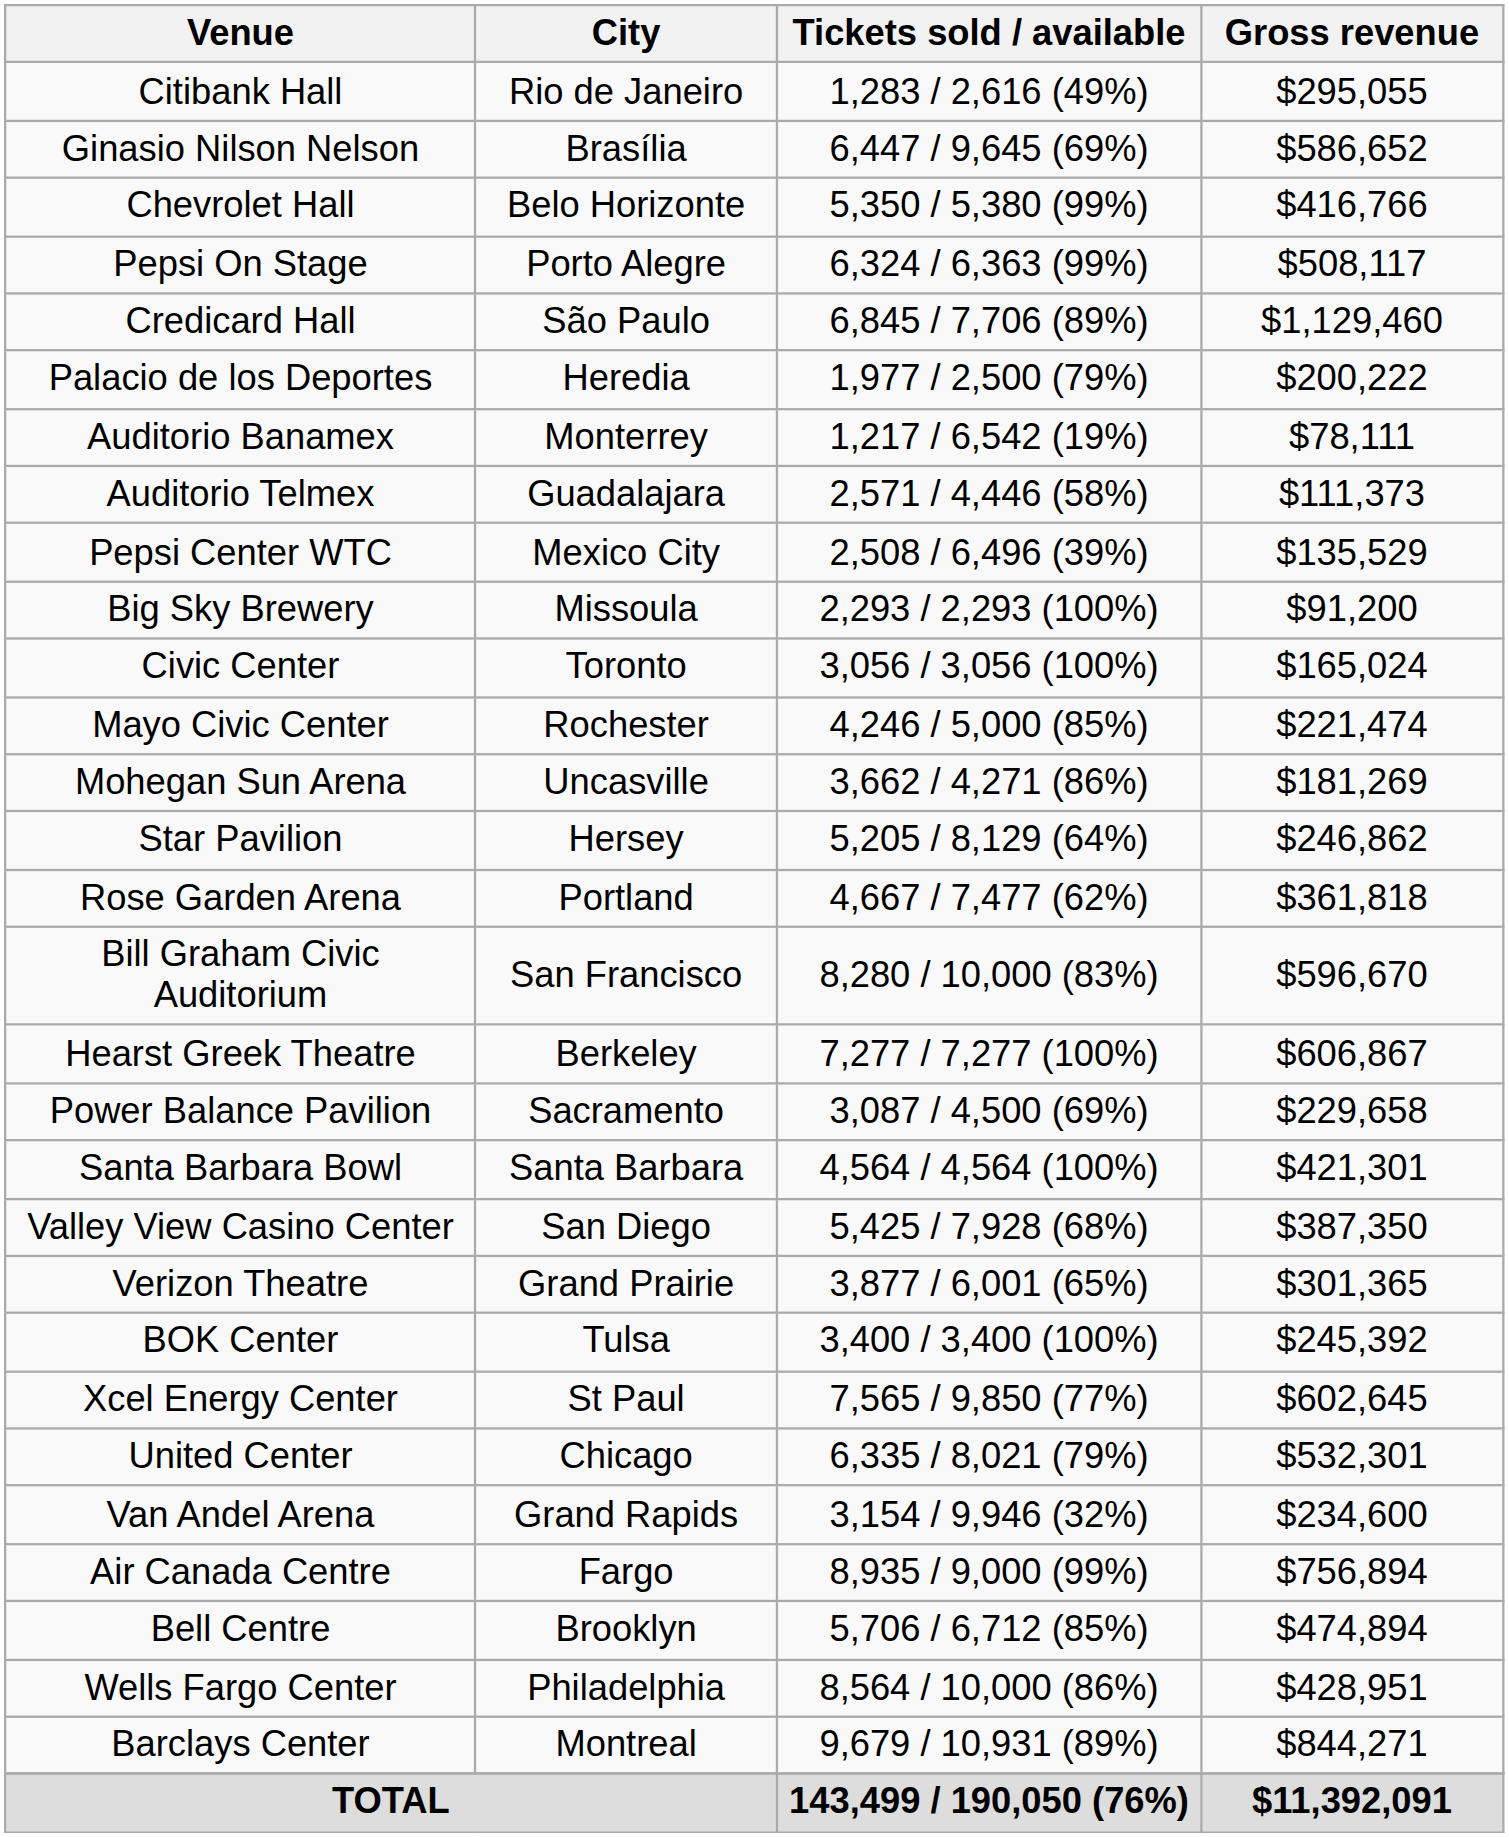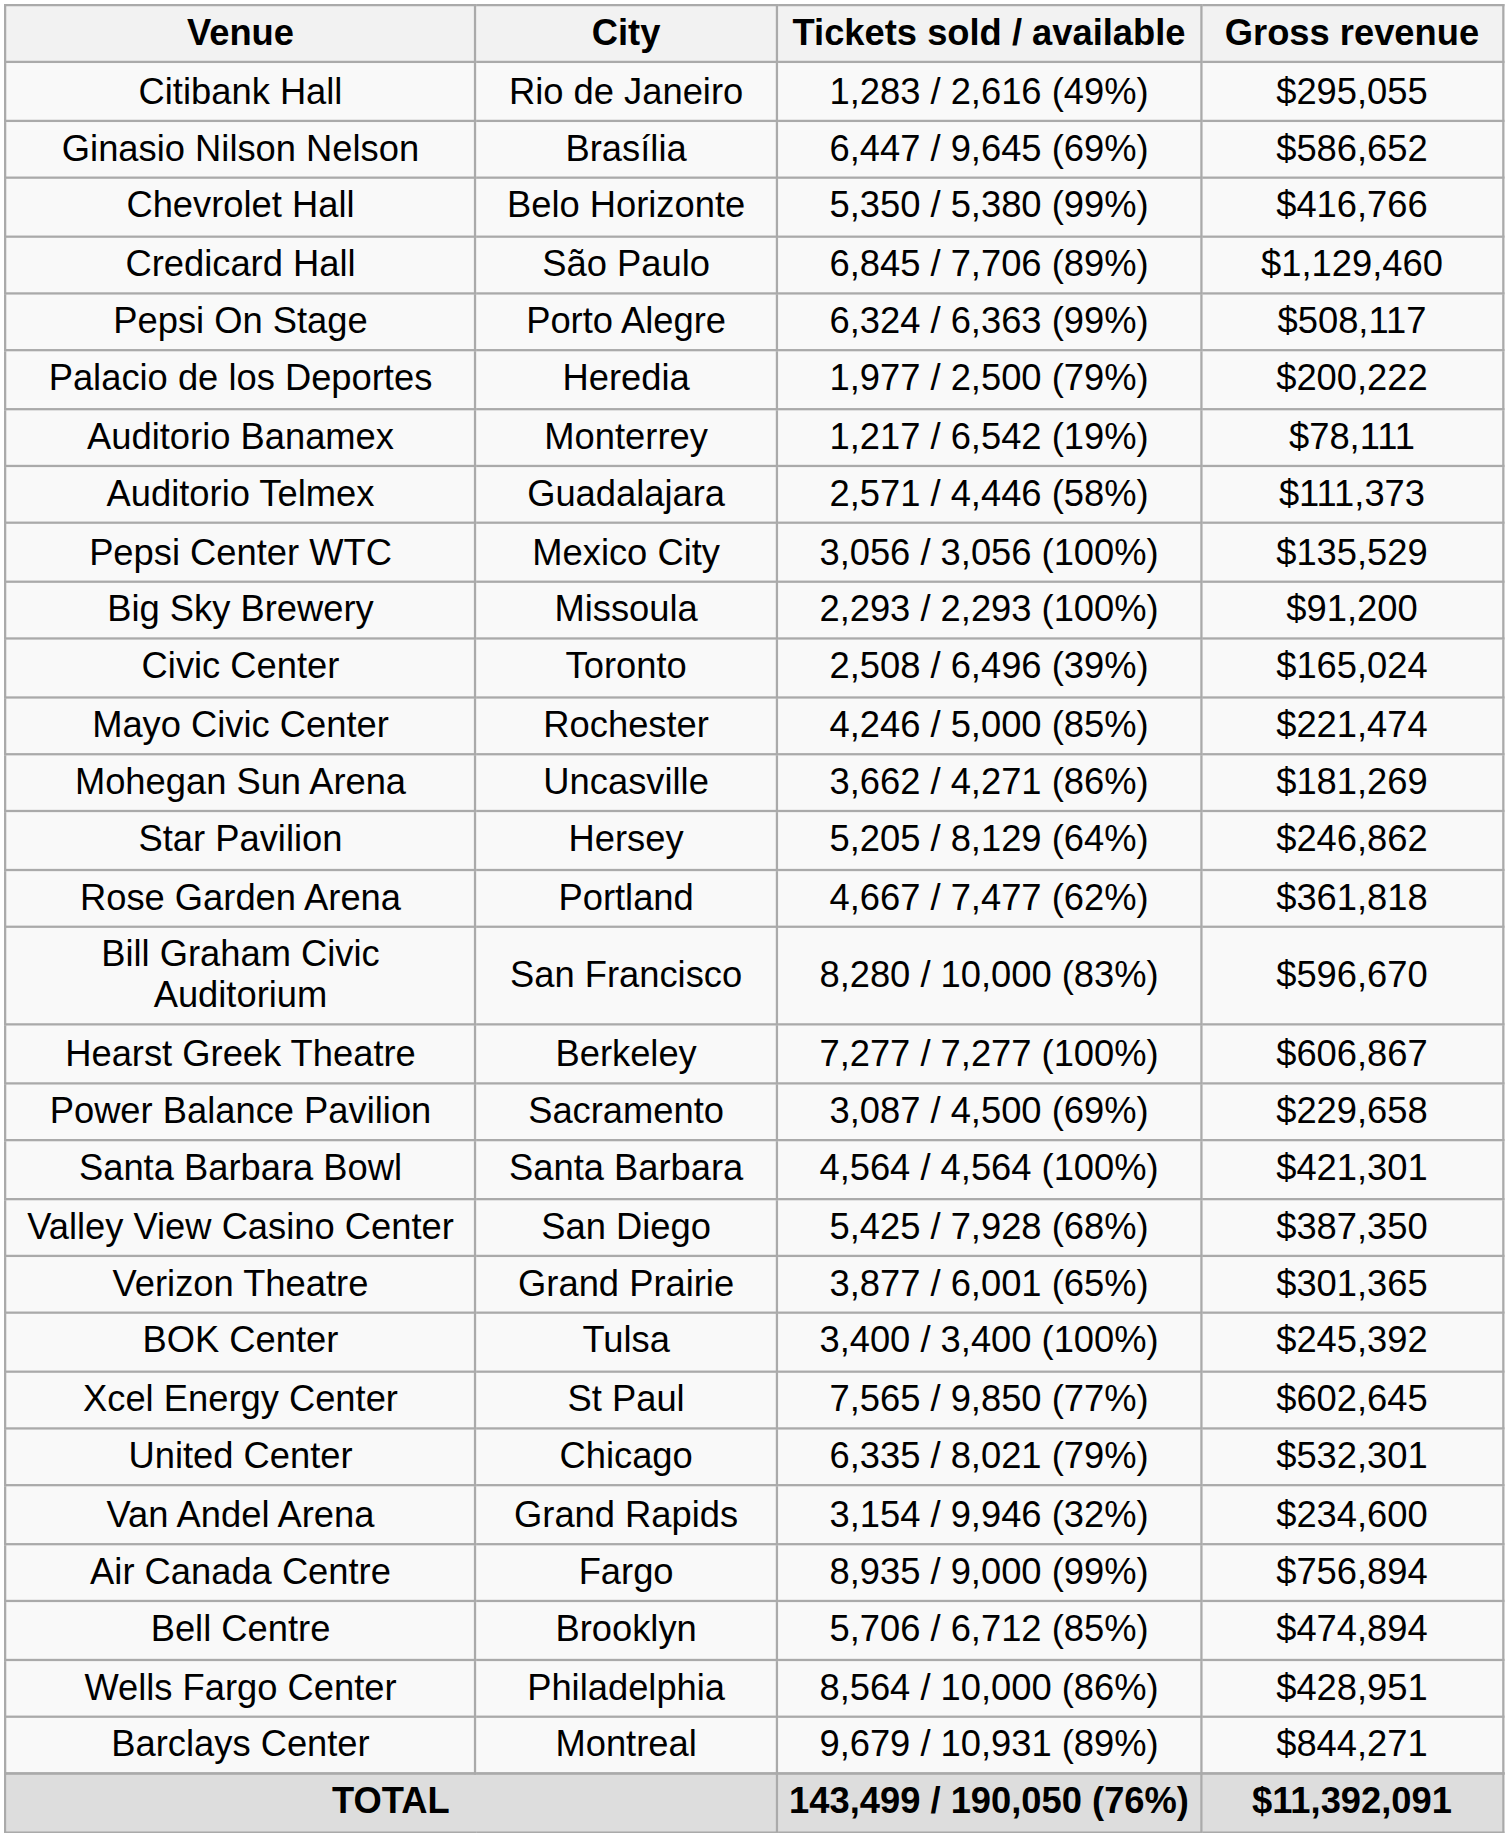rows swapped: (241, 321) <-> (240, 263)
(989, 551) 2,508 / 6,496 (39%) -> (989, 551) 3,056 / 3,056 (100%)
(989, 666) 3,056 / 3,056 (100%) -> (989, 666) 2,508 / 6,496 (39%)
